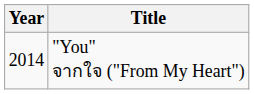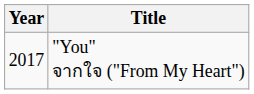(26, 60) 2014 -> (26, 60) 2017
